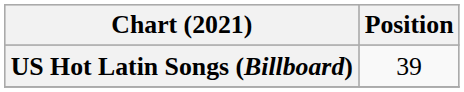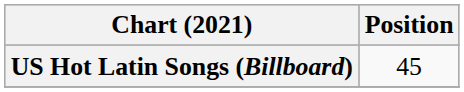(409, 65) 39 -> (409, 65) 45
